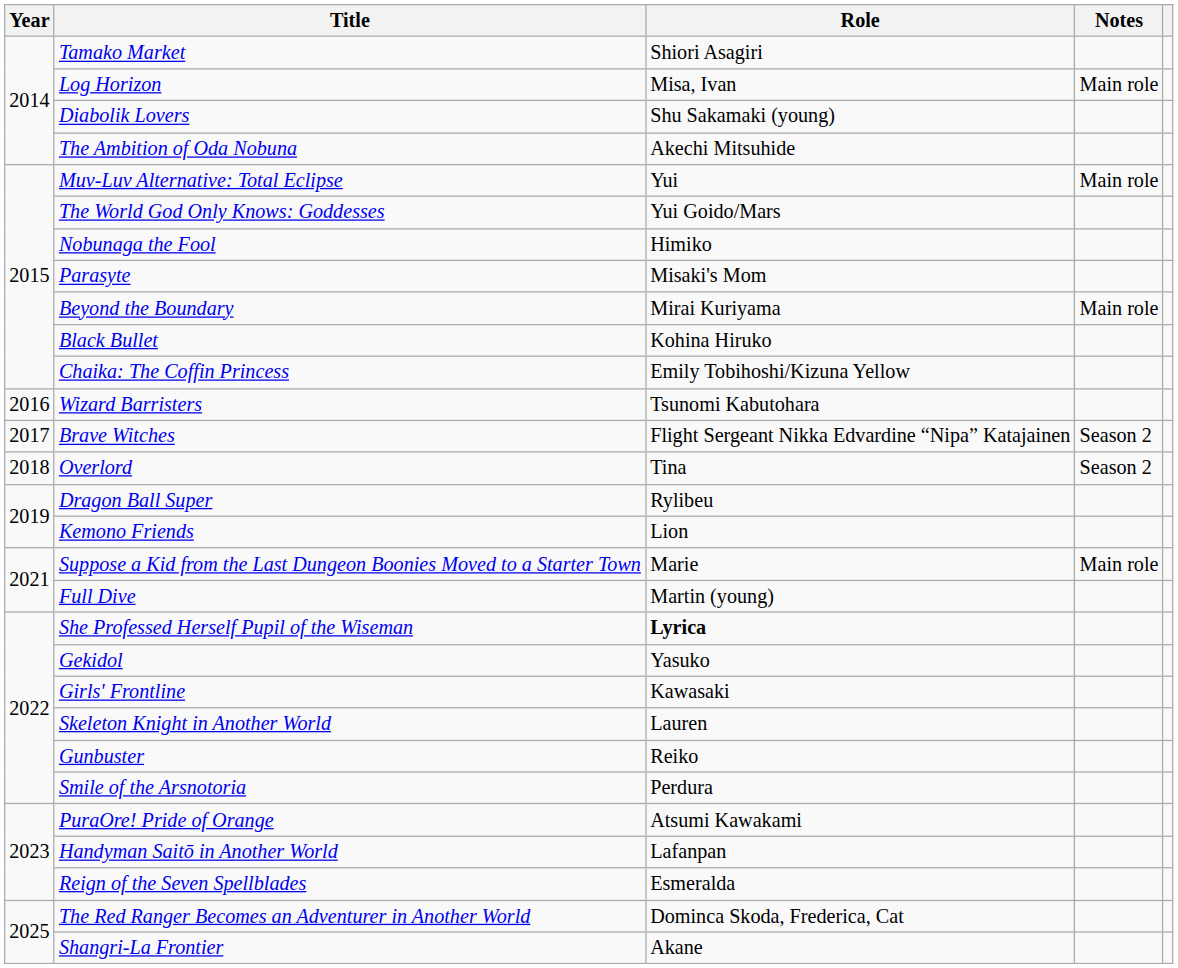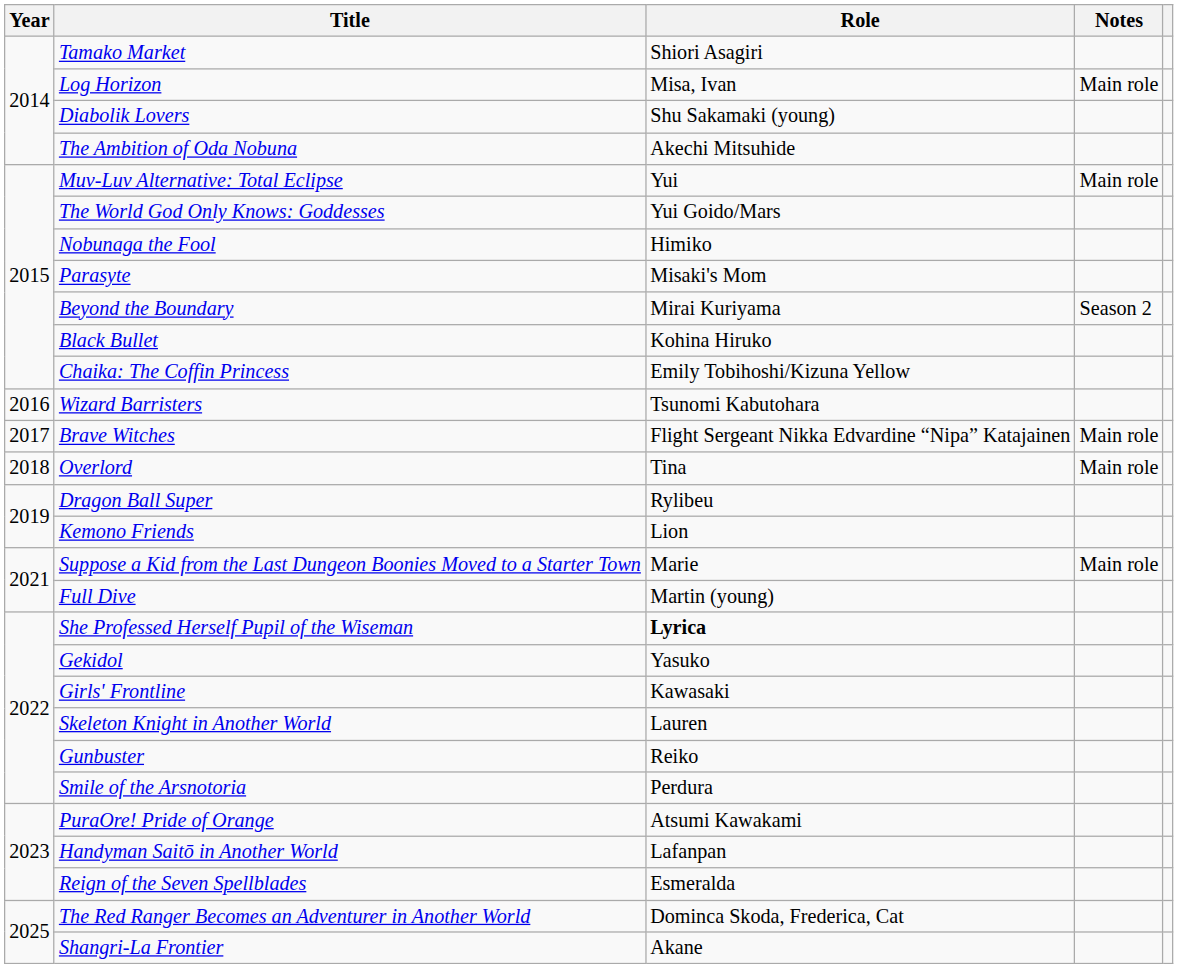(1119, 308) Main role -> (1116, 308) Season 2
(1116, 436) Season 2 -> (1119, 436) Main role
(1116, 468) Season 2 -> (1119, 468) Main role
